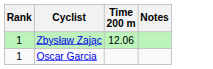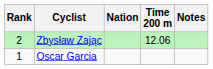+ column: (123, 18)
(19, 40) 1 -> (19, 40) 2
